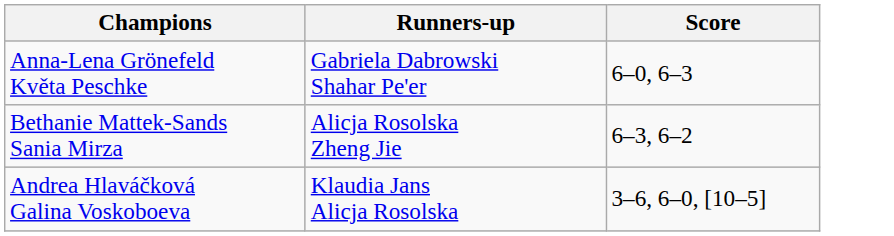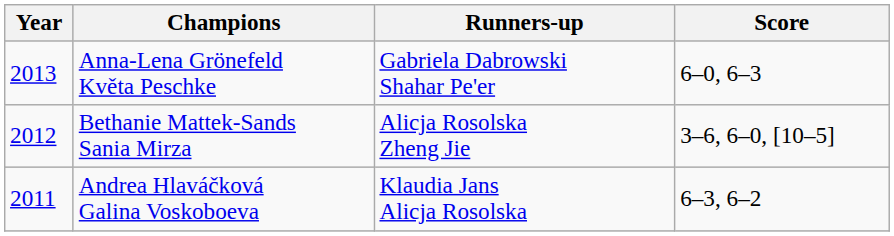+ column: (39, 22)
(652, 135) 6–3, 6–2 -> (757, 135) 3–6, 6–0, [10–5]
(689, 198) 3–6, 6–0, [10–5] -> (721, 198) 6–3, 6–2
